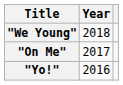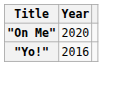- row: (42, 33)
(96, 52) 2017 -> (75, 33) 2020
